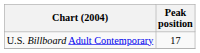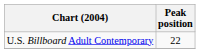(175, 40) 17 -> (175, 40) 22
